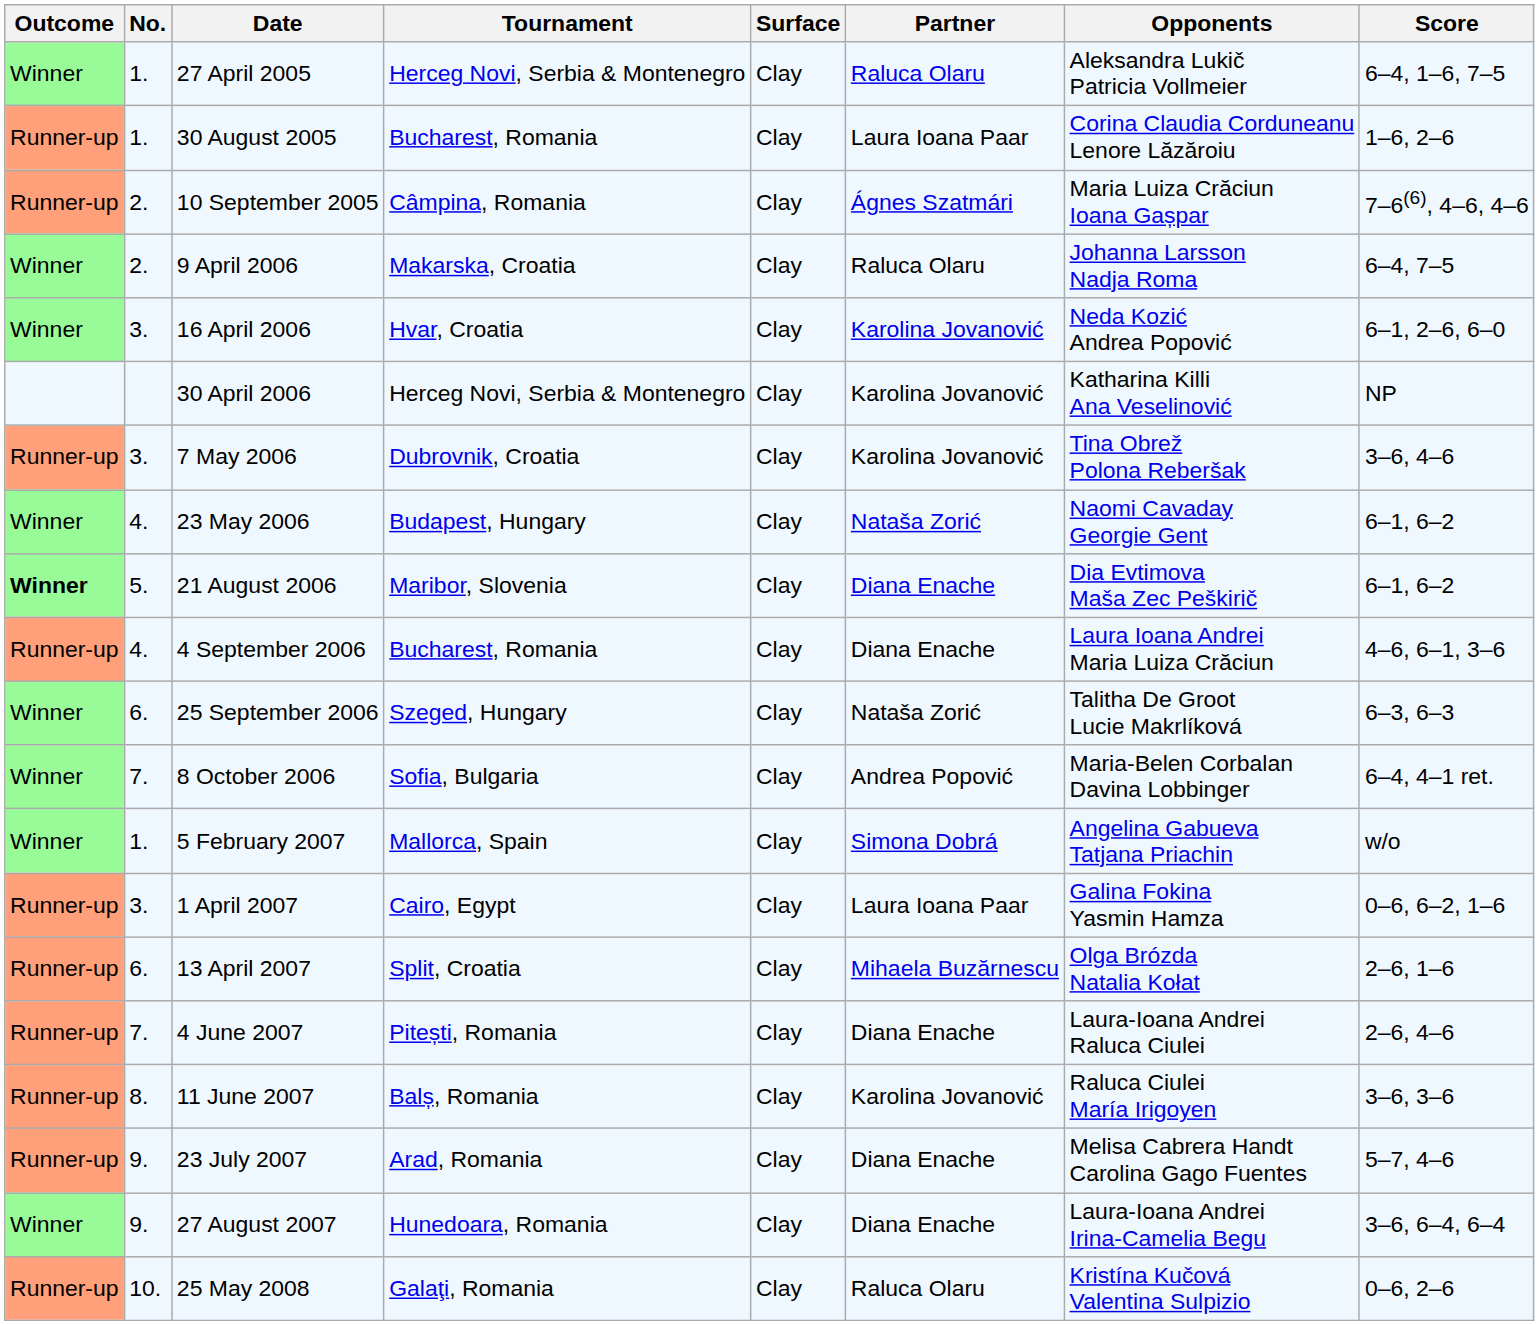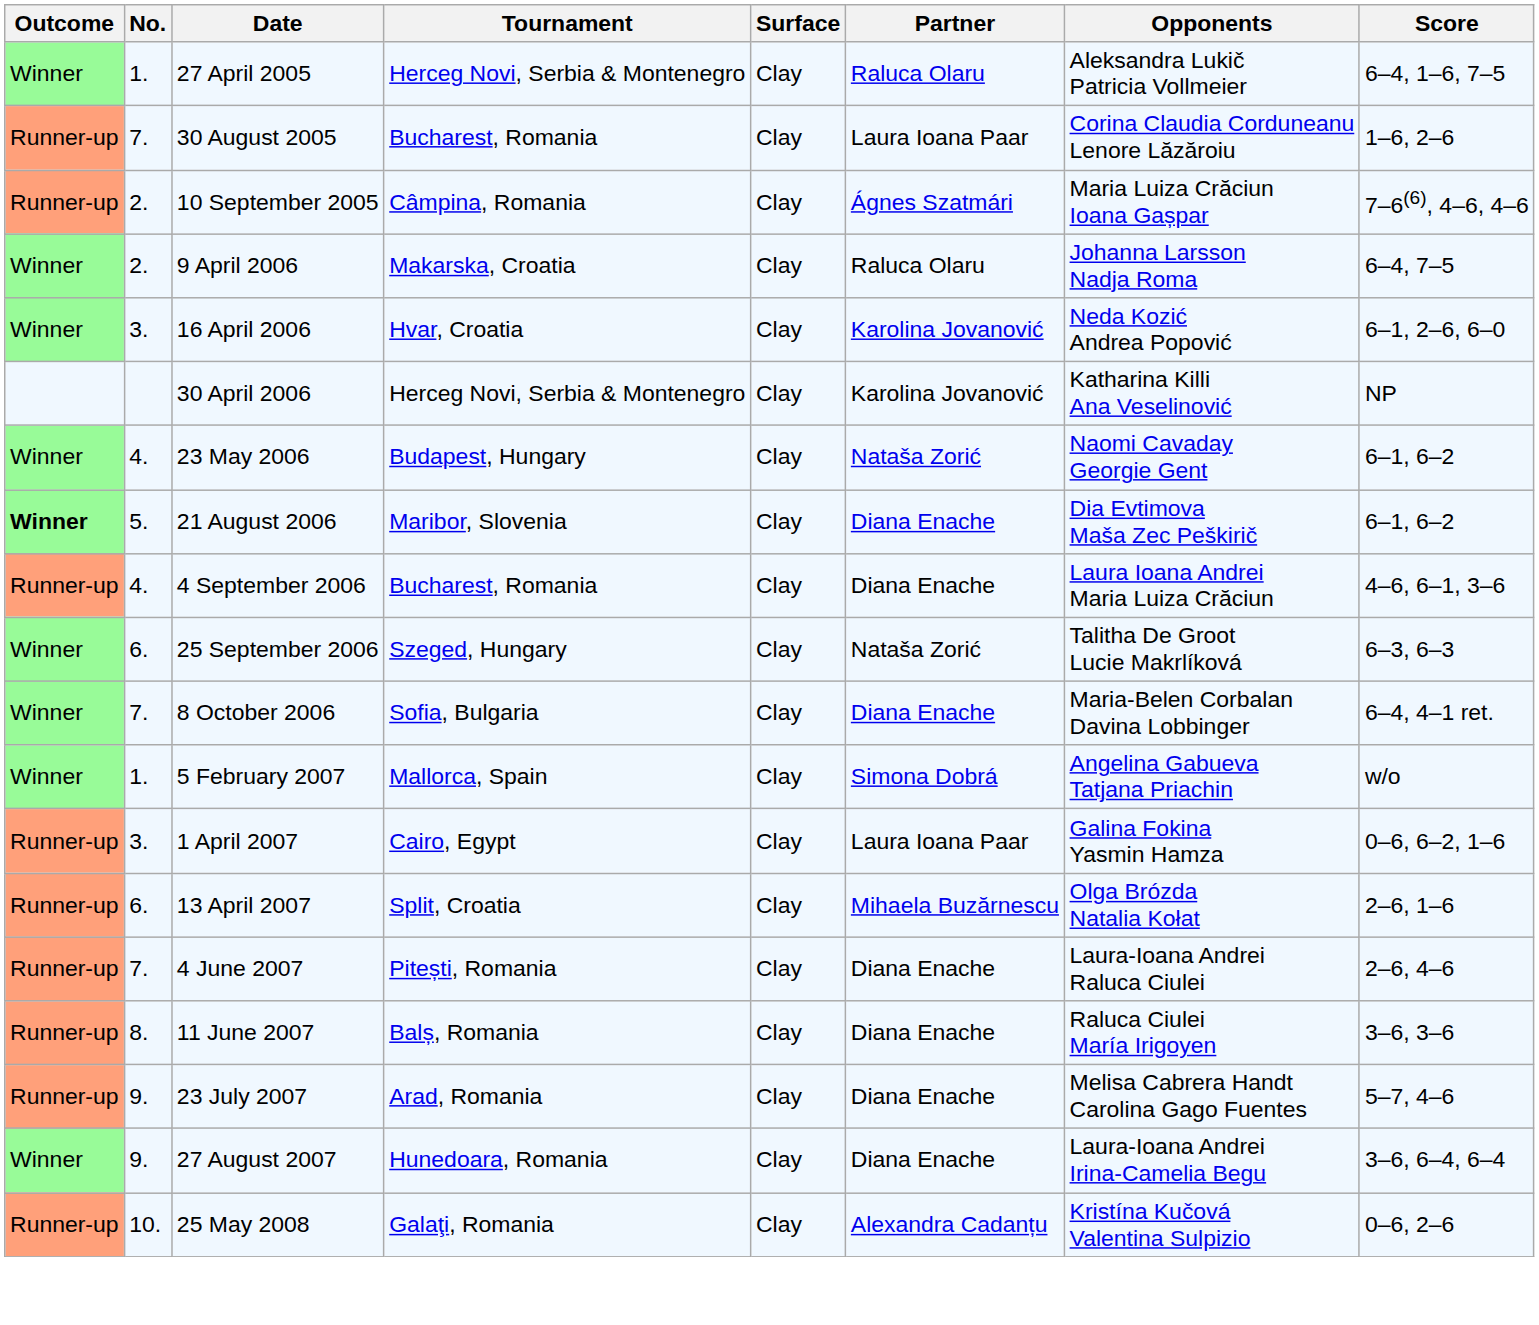(139, 137) 1. -> (139, 137) 7.
- row: (237, 456)
(932, 776) Andrea Popović -> (923, 712) Diana Enache
(947, 1095) Karolina Jovanović -> (923, 1032) Diana Enache
(918, 1287) Raluca Olaru -> (949, 1223) Alexandra Cadanțu
